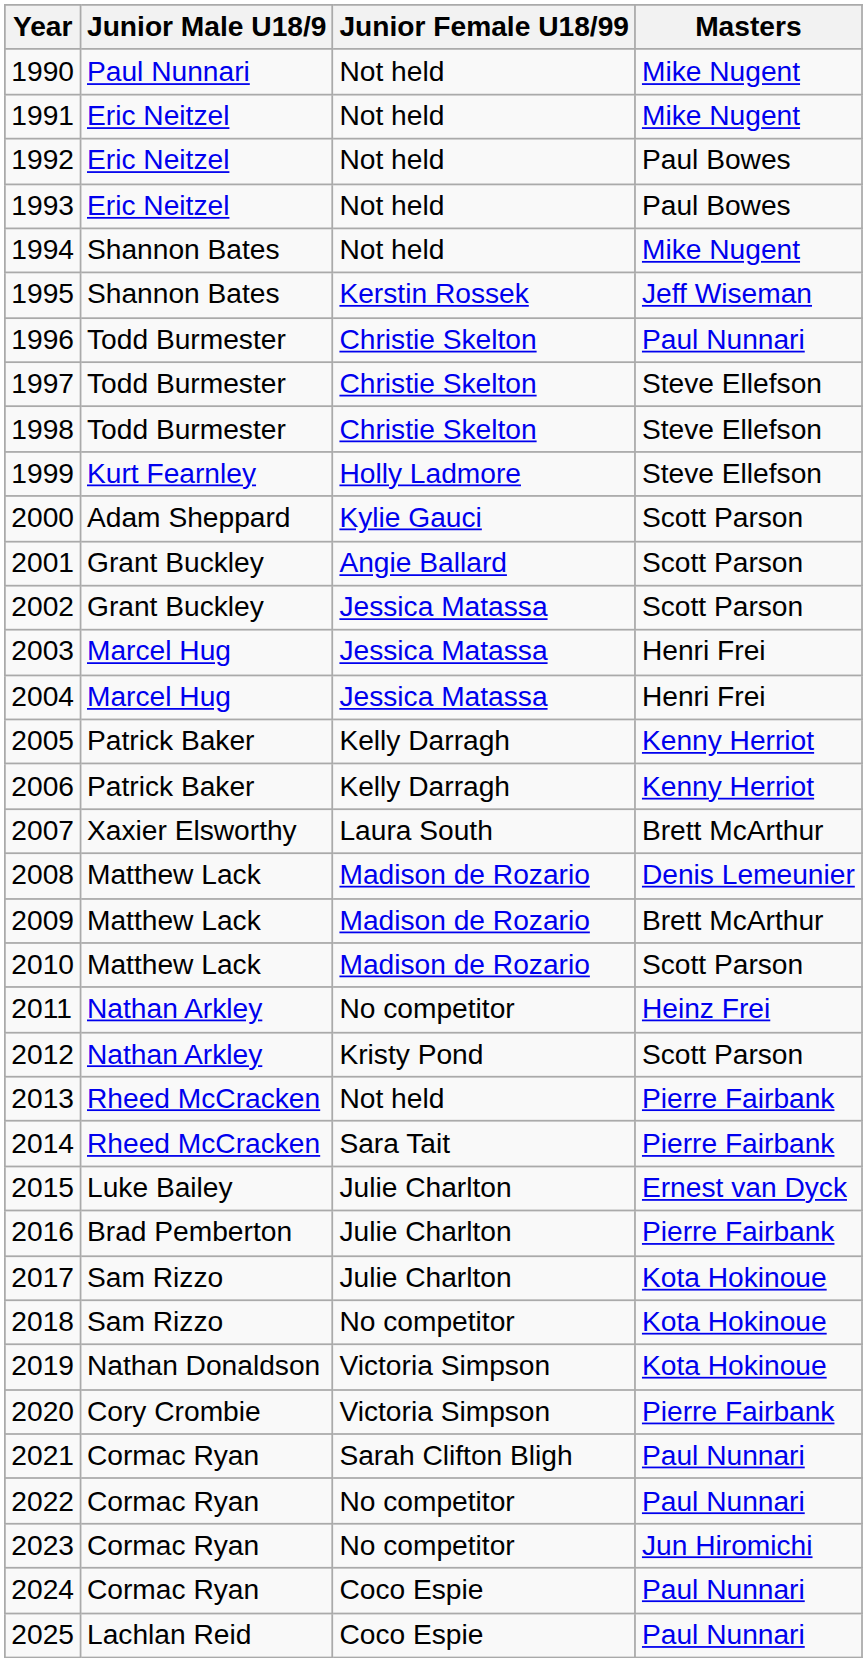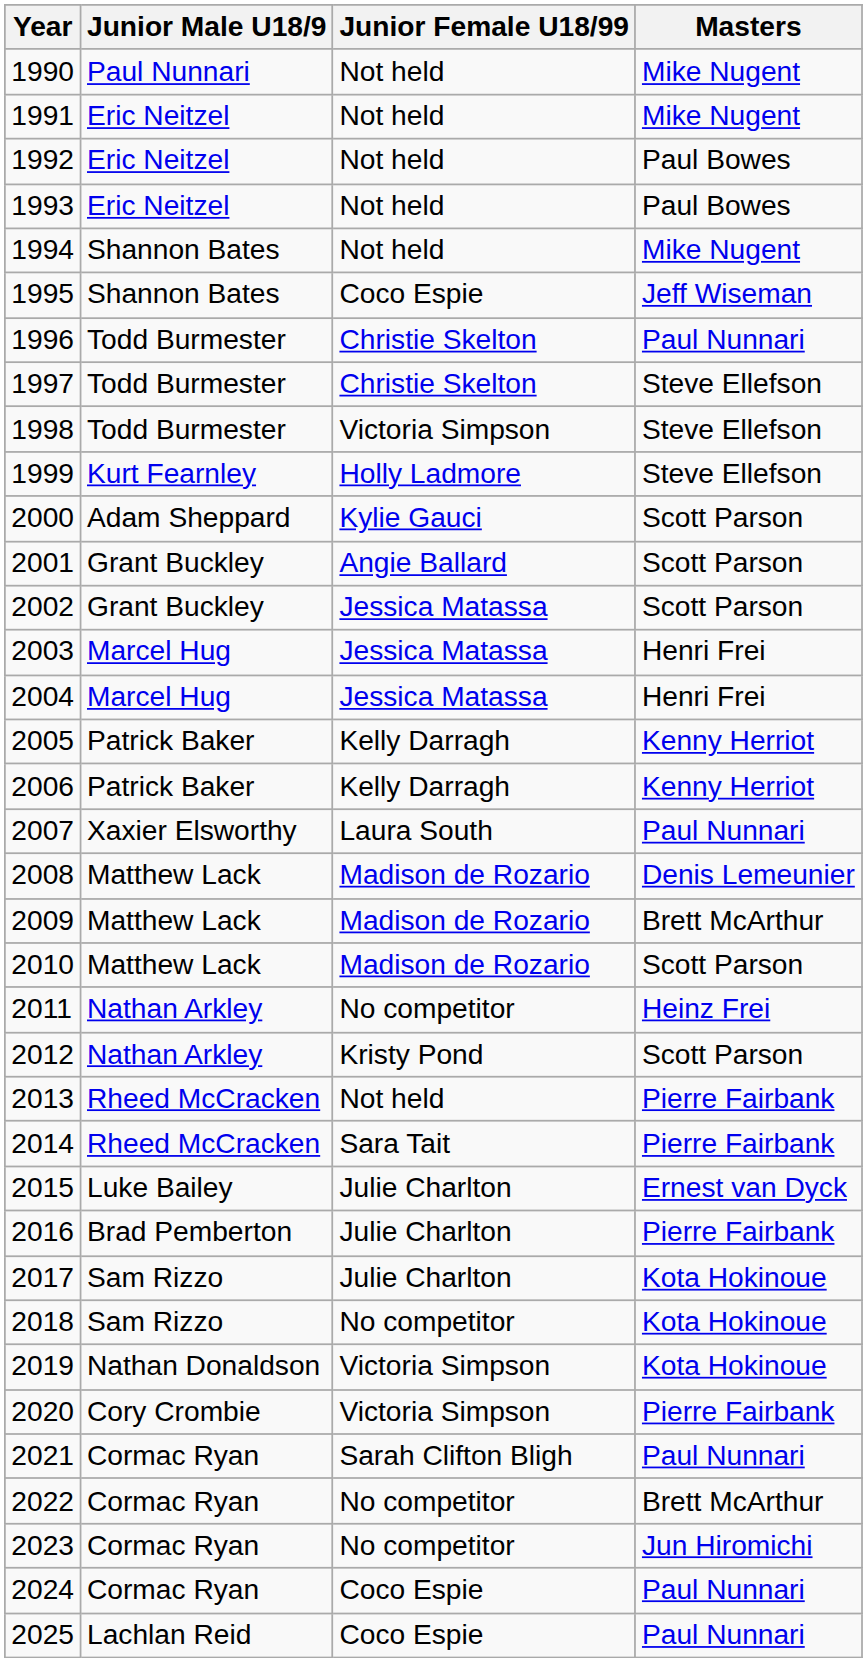(434, 294) Kerstin Rossek -> (411, 294) Coco Espie
(438, 428) Christie Skelton -> (445, 428) Victoria Simpson
(733, 830) Brett McArthur -> (723, 830) Paul Nunnari
(723, 1500) Paul Nunnari -> (733, 1500) Brett McArthur
